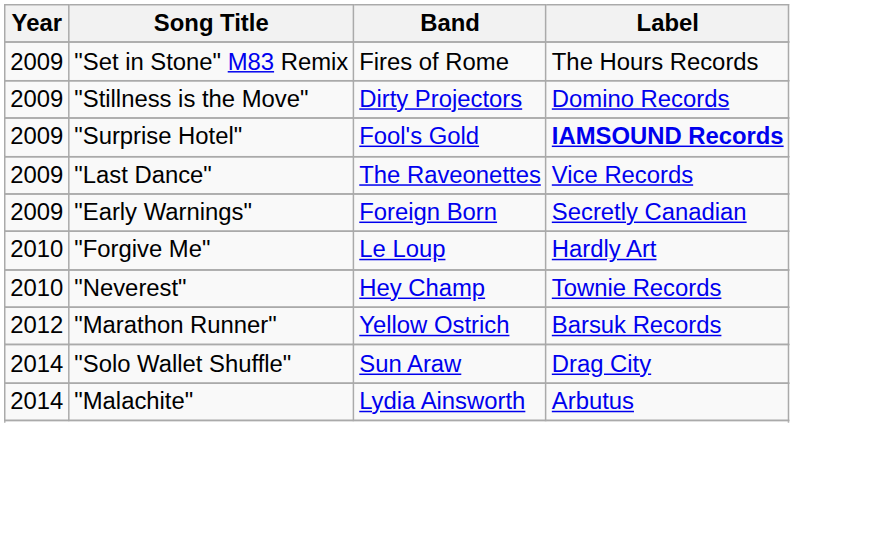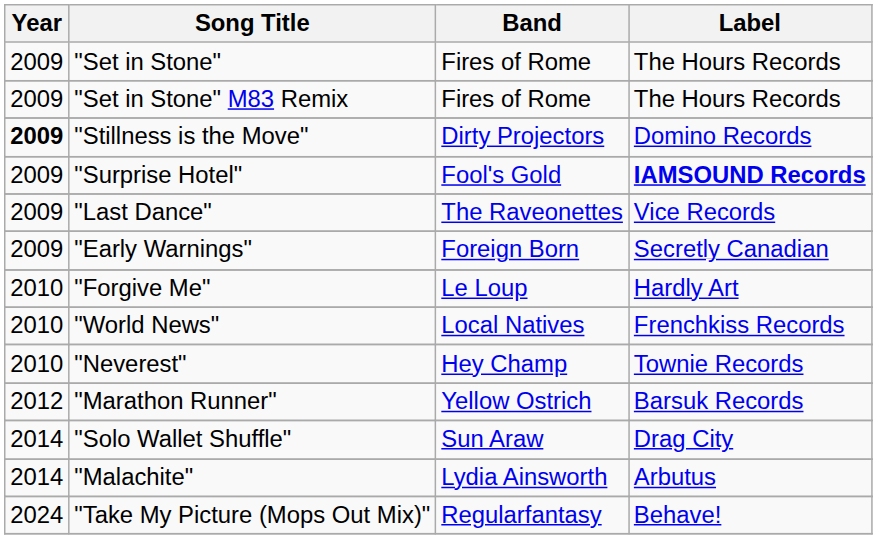+ row: (148, 61)
(37, 99) normal -> (37, 136) bold
+ row: (147, 325)
+ row: (252, 514)
